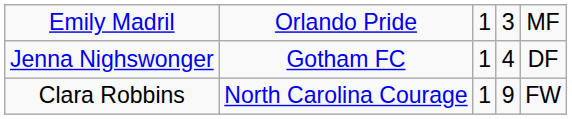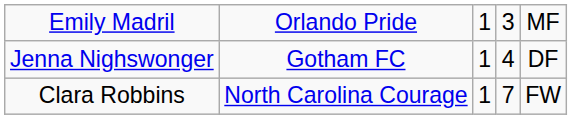(508, 95) 9 -> (508, 95) 7
